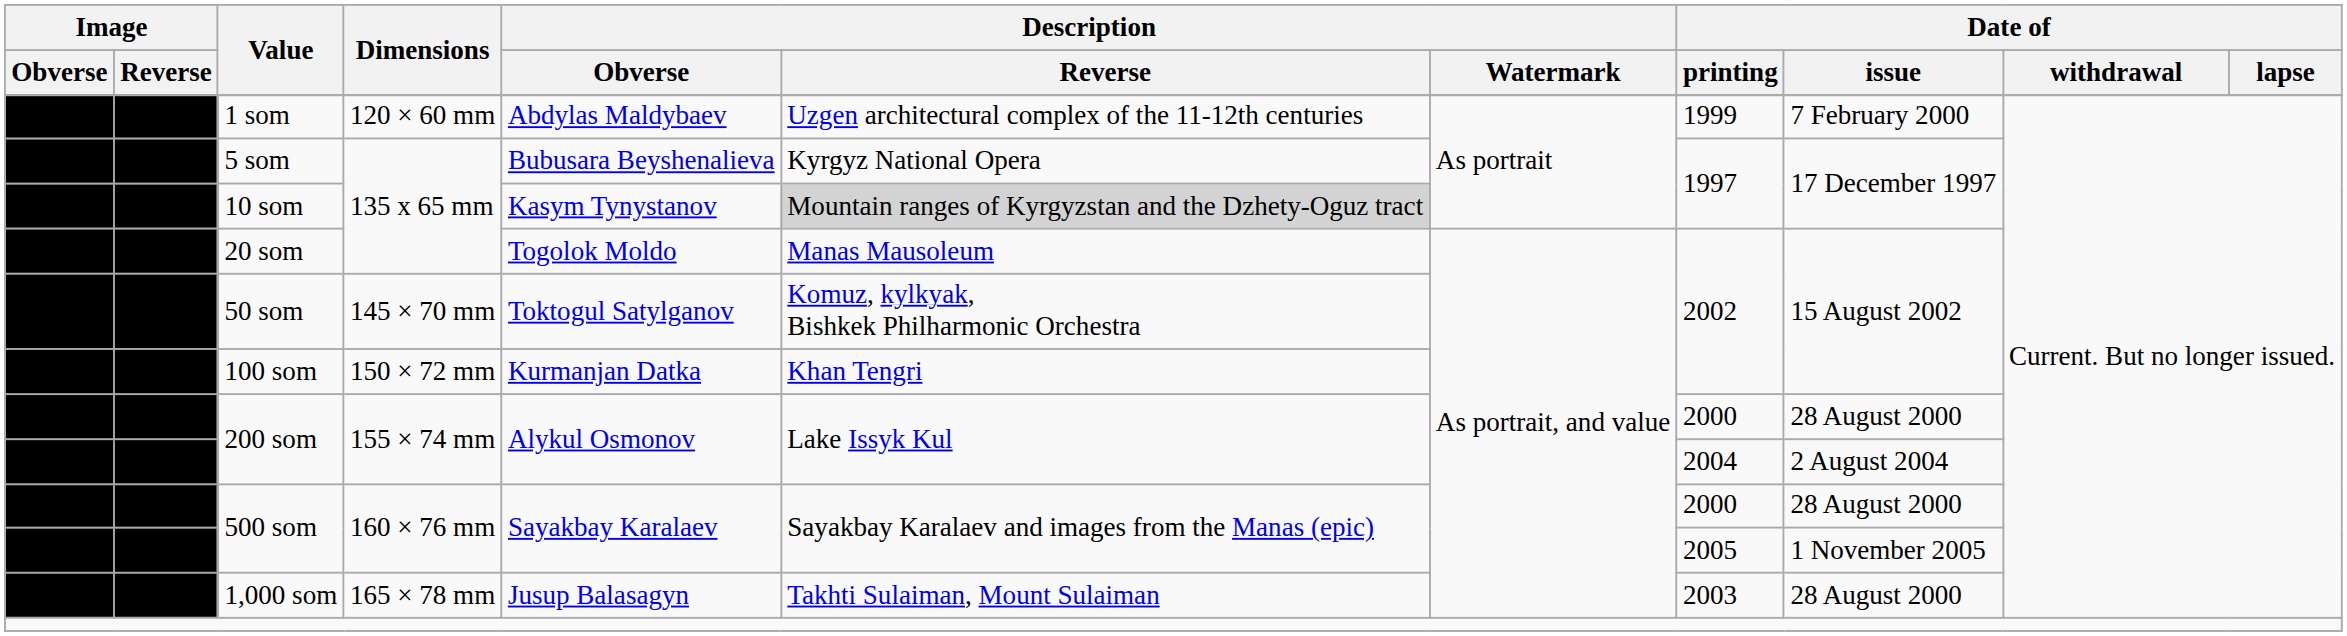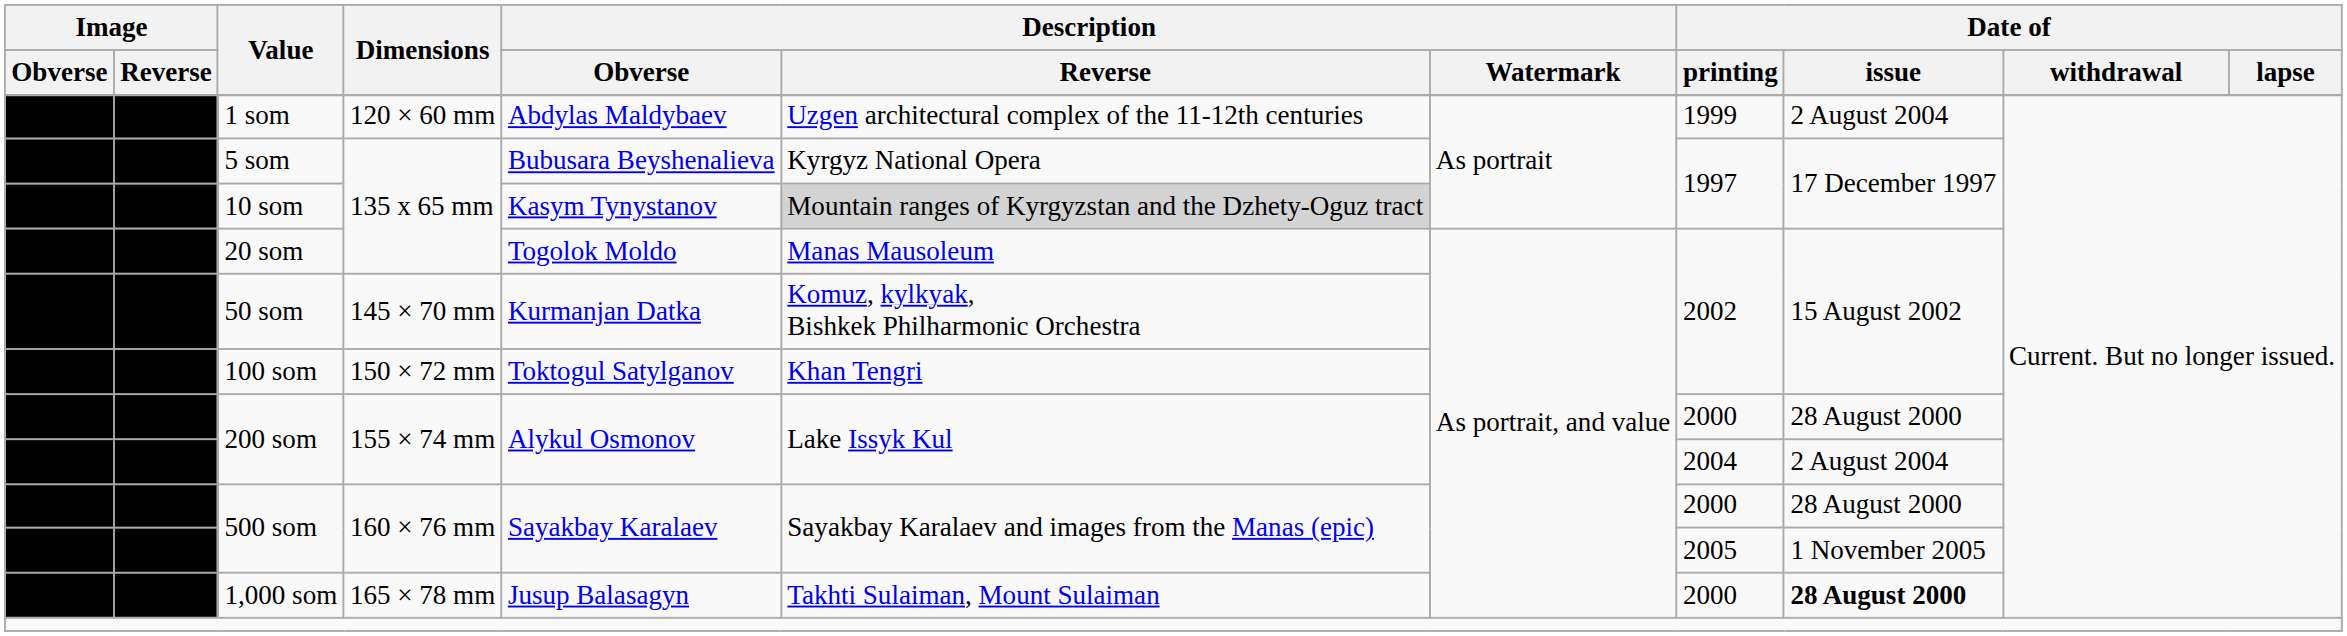(1880, 116) 7 February 2000 -> (1869, 116) 2 August 2004
(621, 311) Toktogul Satylganov -> (604, 311) Kurmanjan Datka
(604, 371) Kurmanjan Datka -> (621, 371) Toktogul Satylganov
(1710, 594) 2003 -> (1710, 594) 2000
(1876, 594) normal -> (1878, 594) bold
